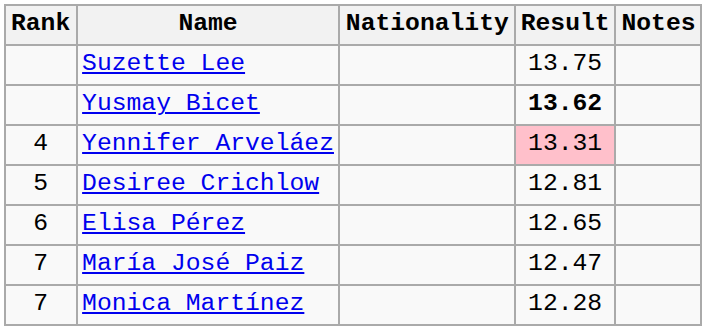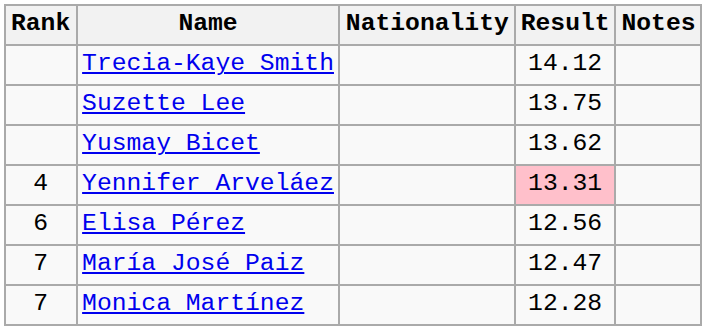+ row: (208, 65)
(565, 105) bold -> (565, 145) normal
- row: (201, 185)
(565, 225) 12.65 -> (565, 225) 12.56
